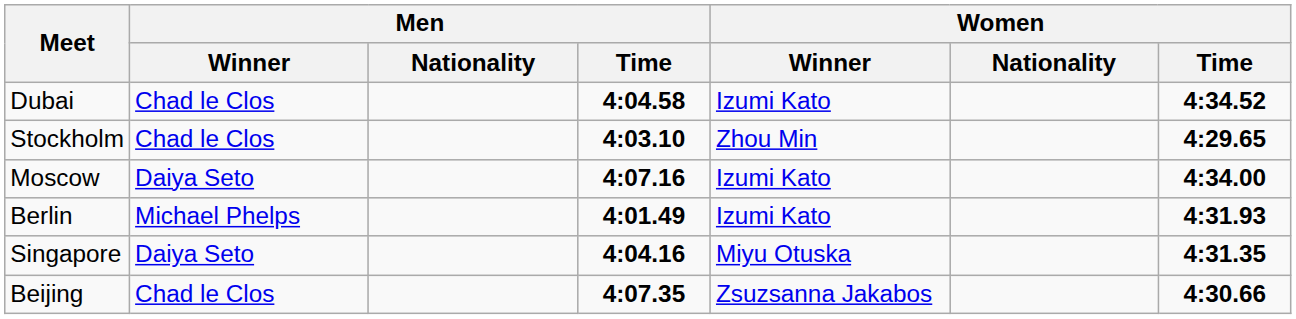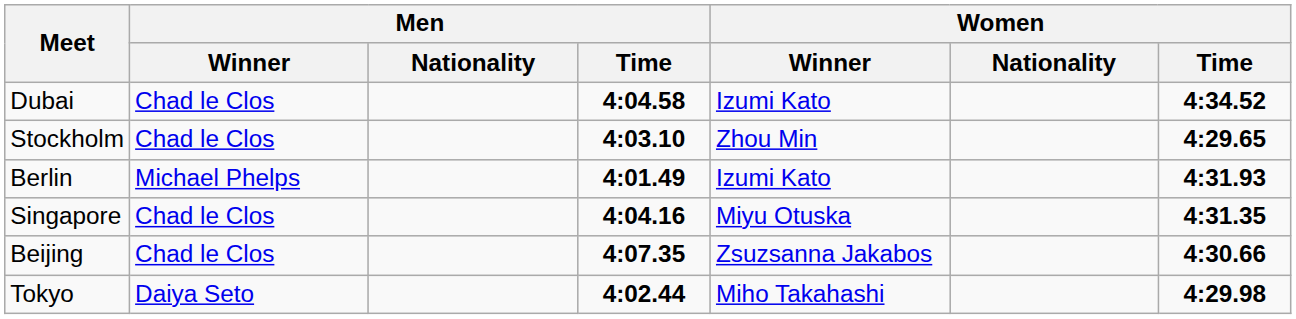- row: (55, 178)
(195, 255) Daiya Seto -> (205, 216) Chad le Clos
+ row: (42, 293)
